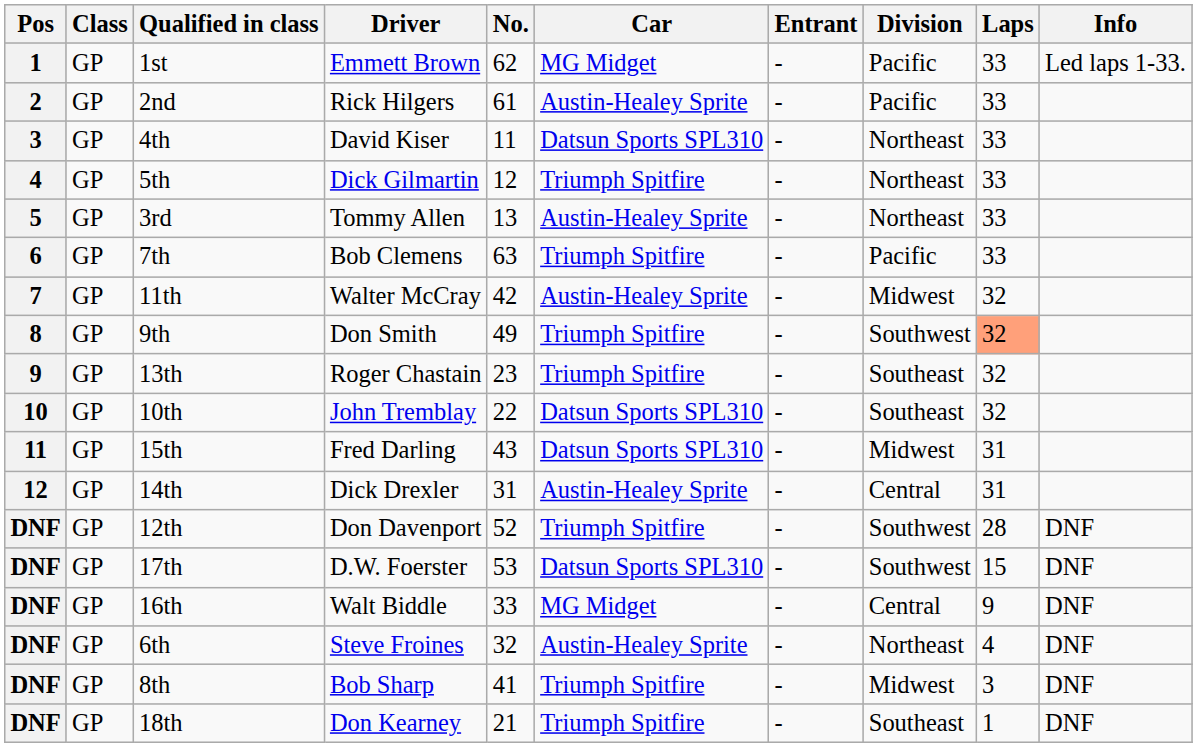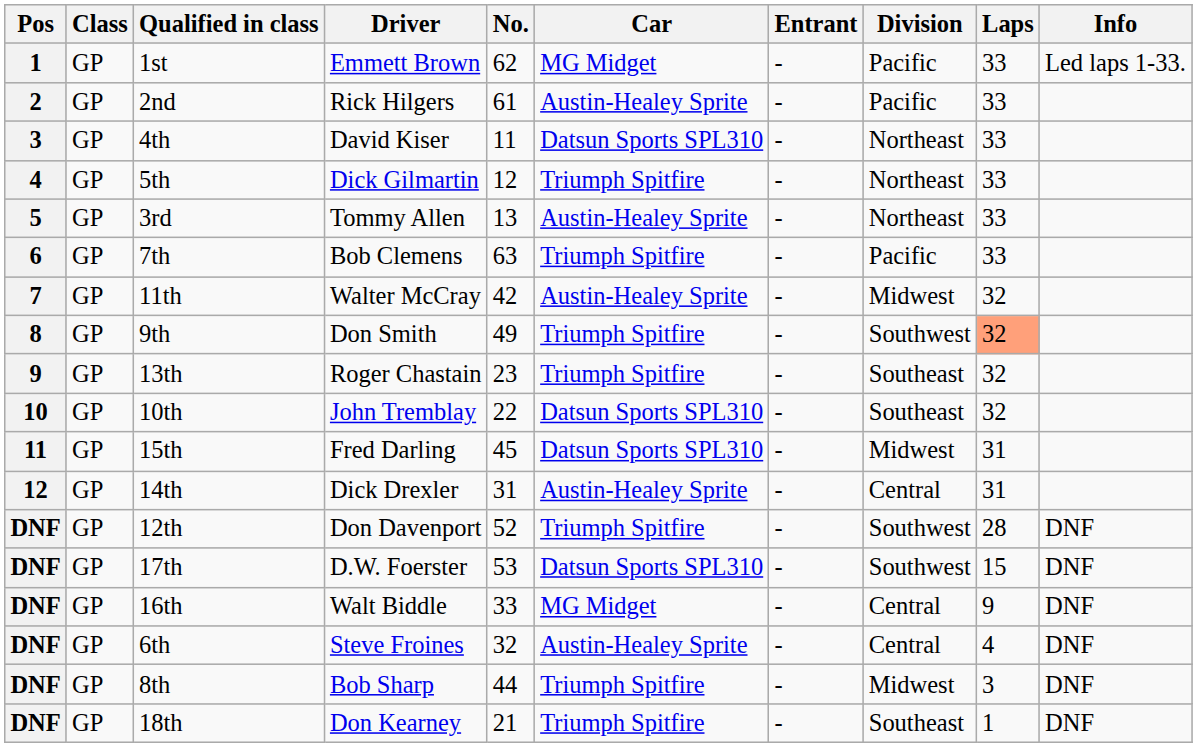(505, 450) 43 -> (505, 450) 45
(916, 645) Northeast -> (905, 645) Central
(505, 683) 41 -> (505, 683) 44
